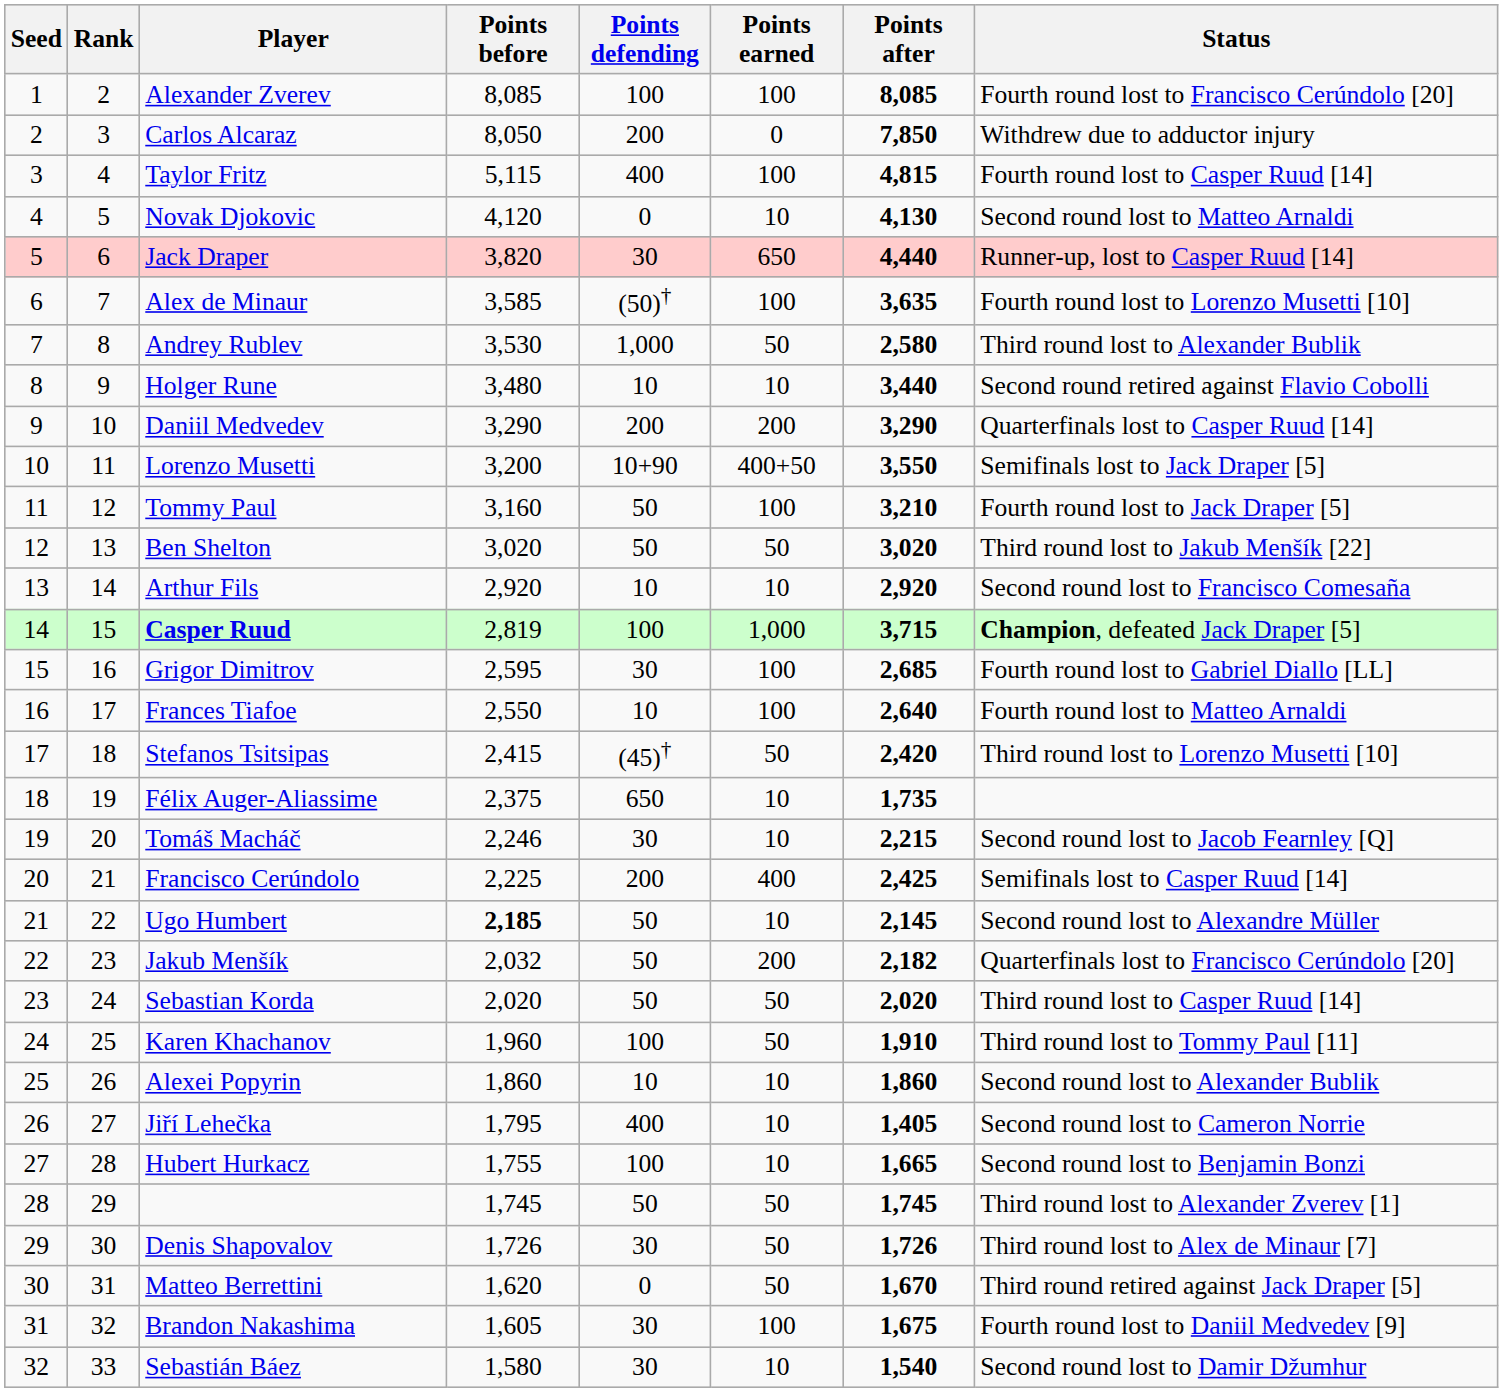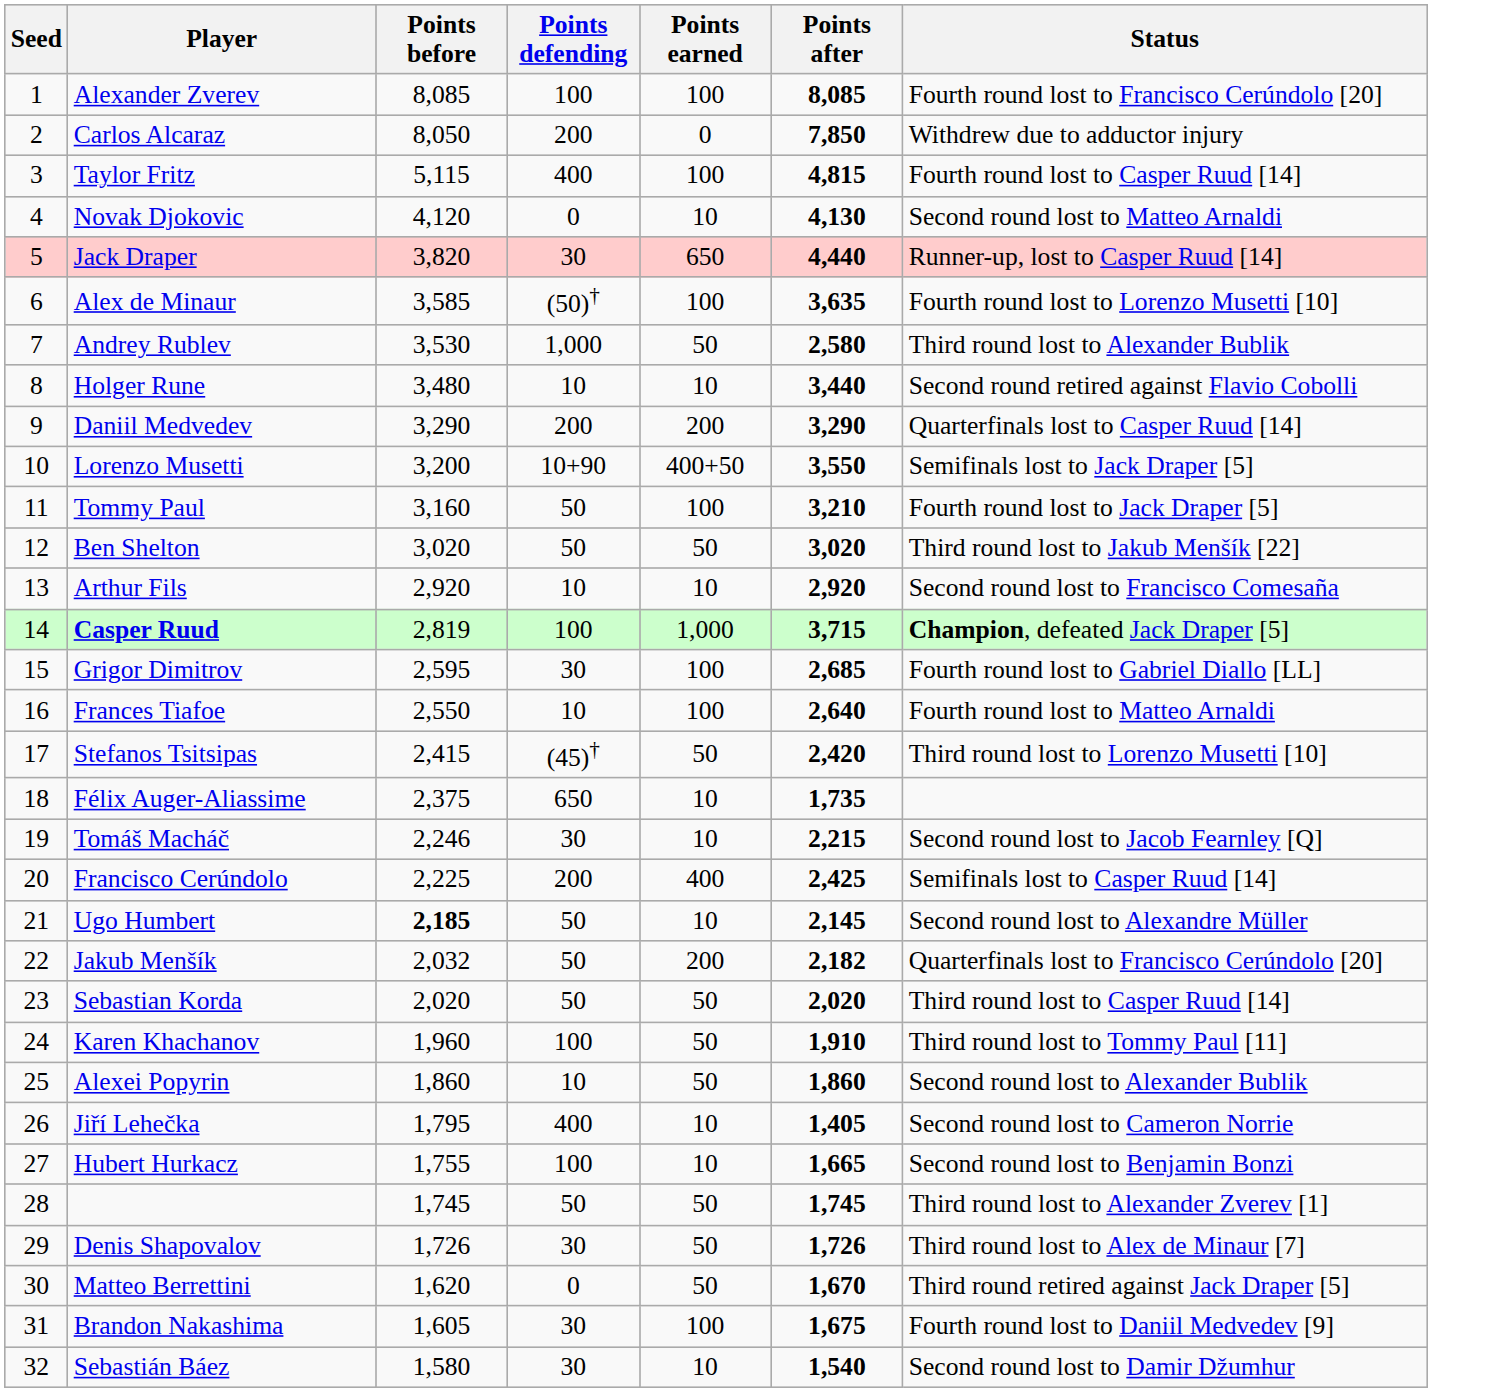- column: (104, 39)
(777, 1082) 10 -> (705, 1082) 50
